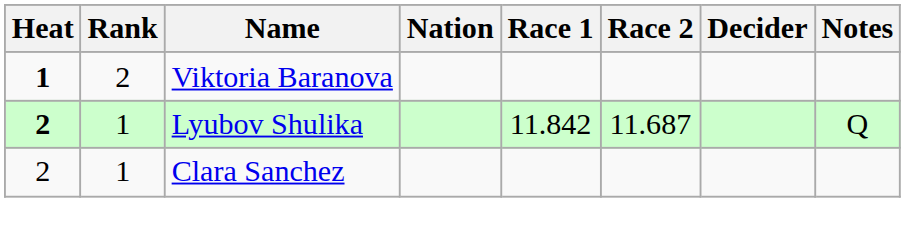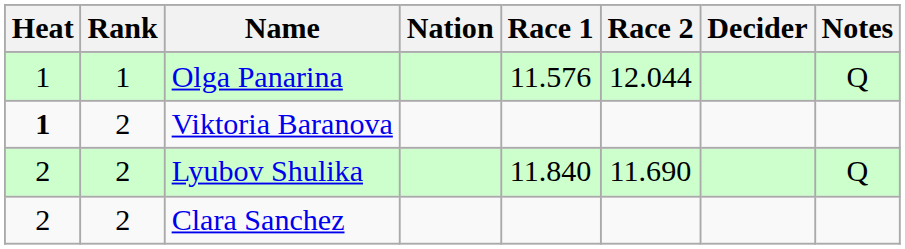+ row: (257, 76)
(43, 123) bold -> (43, 171) normal
(123, 123) 1 -> (123, 171) 2
(551, 123) 11.842 -> (551, 171) 11.840
(650, 123) 11.687 -> (650, 171) 11.690
(123, 171) 1 -> (123, 219) 2
